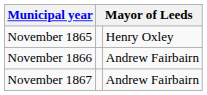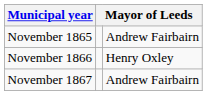(140, 37) Henry Oxley -> (152, 37) Andrew Fairbairn
(152, 58) Andrew Fairbairn -> (140, 58) Henry Oxley
